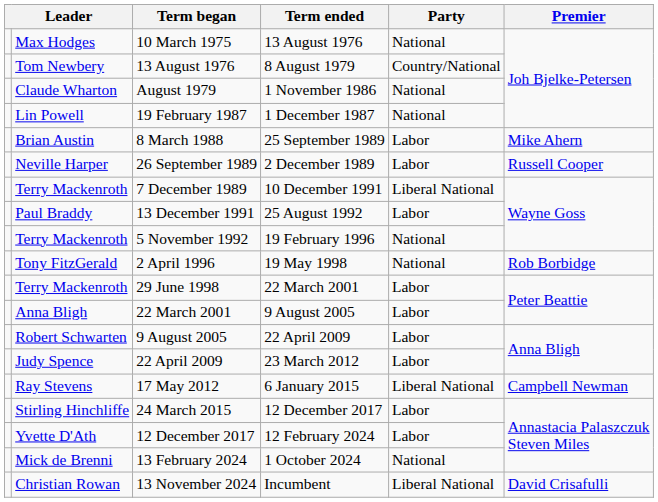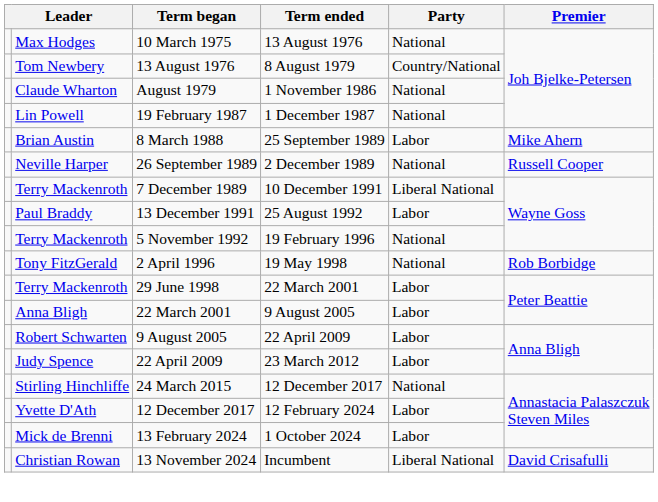(411, 164) Labor -> (419, 164) National
- row: (178, 386)
(411, 410) Labor -> (419, 386) National
(419, 459) National -> (411, 435) Labor
